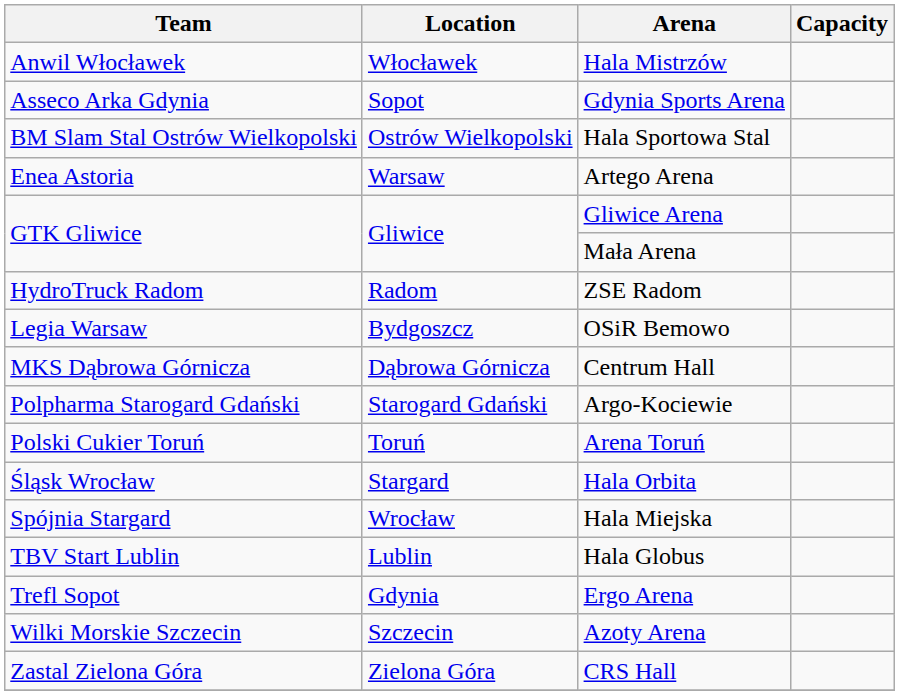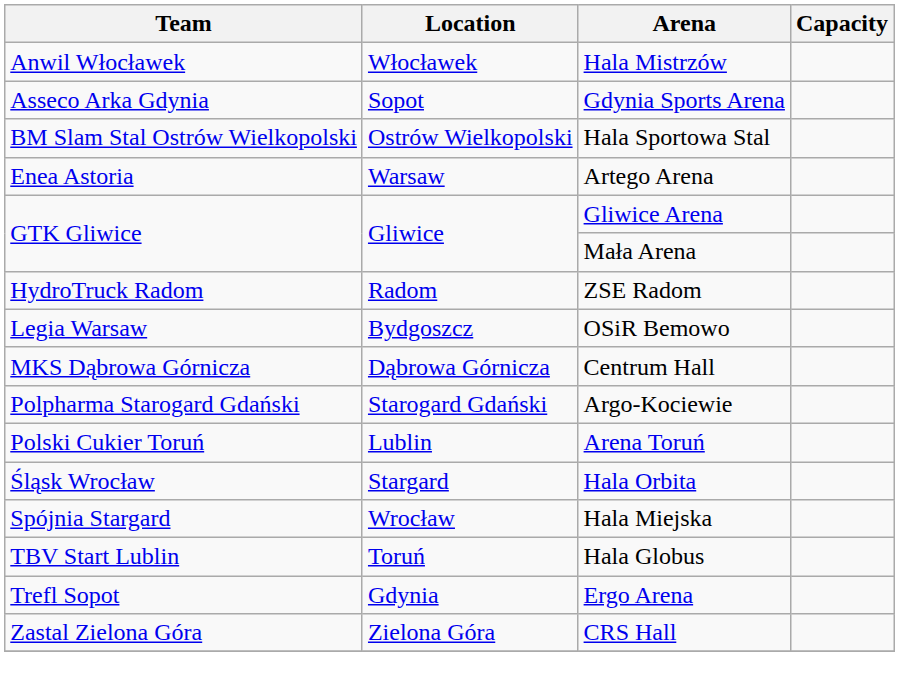(396, 442) Toruń -> (400, 442) Lublin
(400, 556) Lublin -> (396, 556) Toruń
- row: (645, 632)
